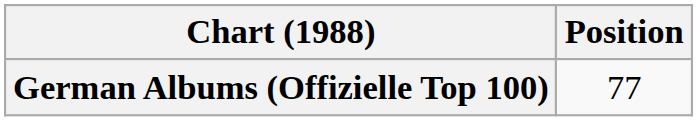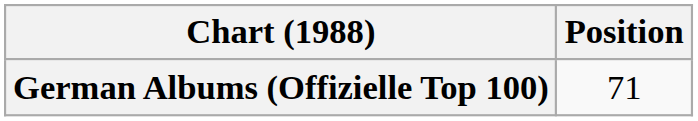(624, 86) 77 -> (624, 86) 71
